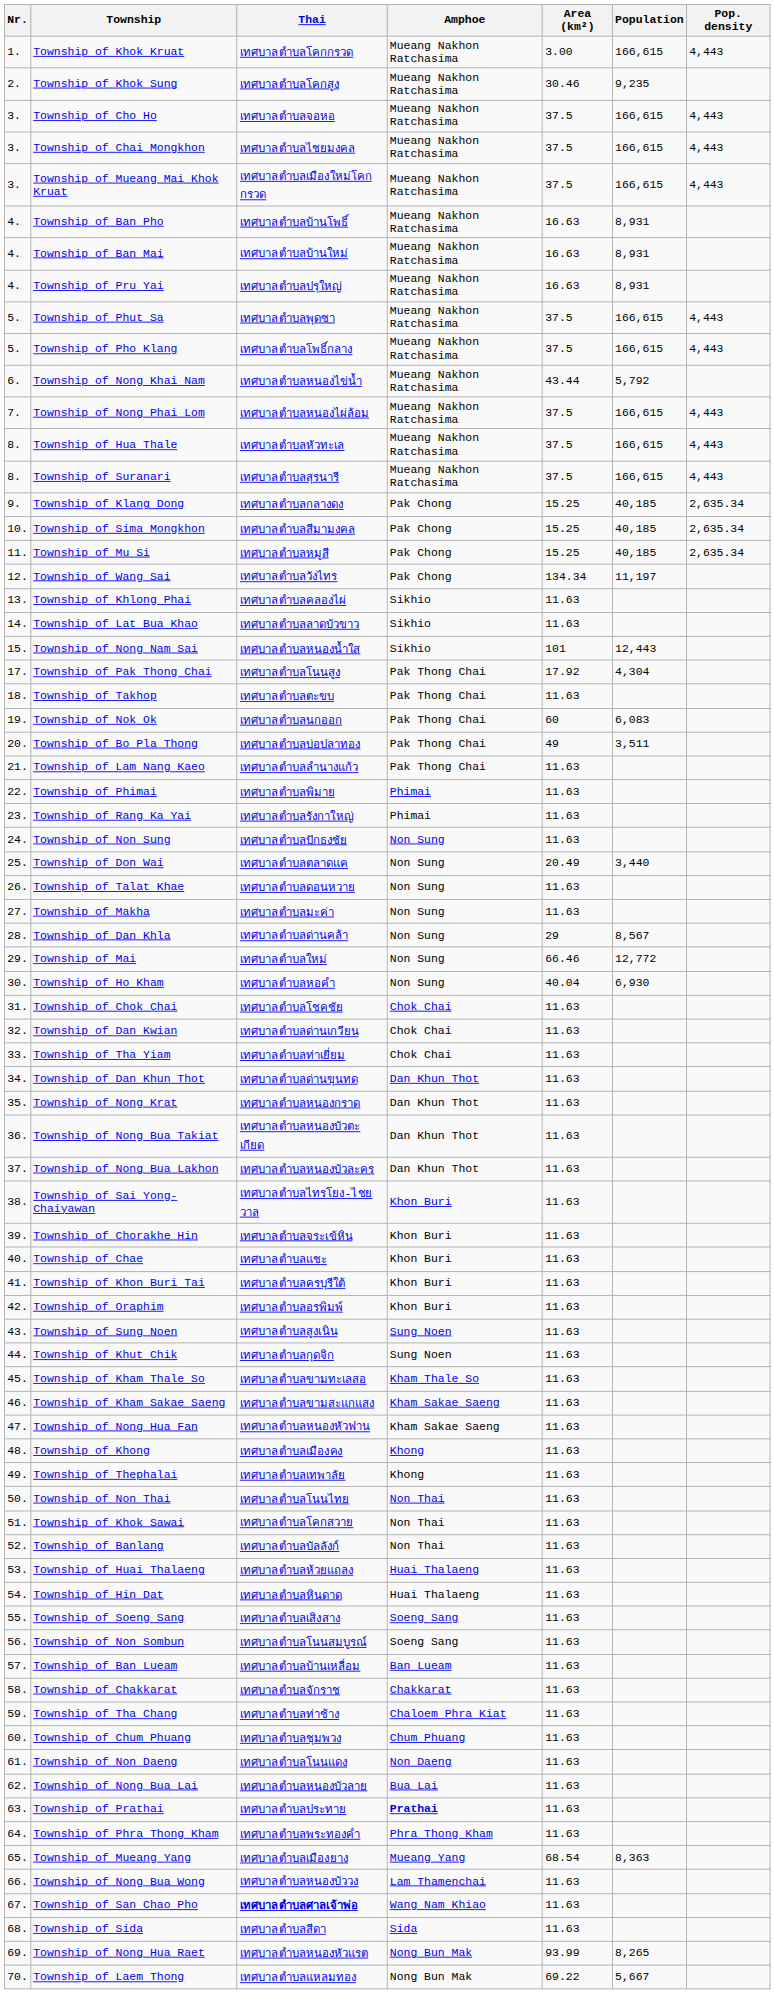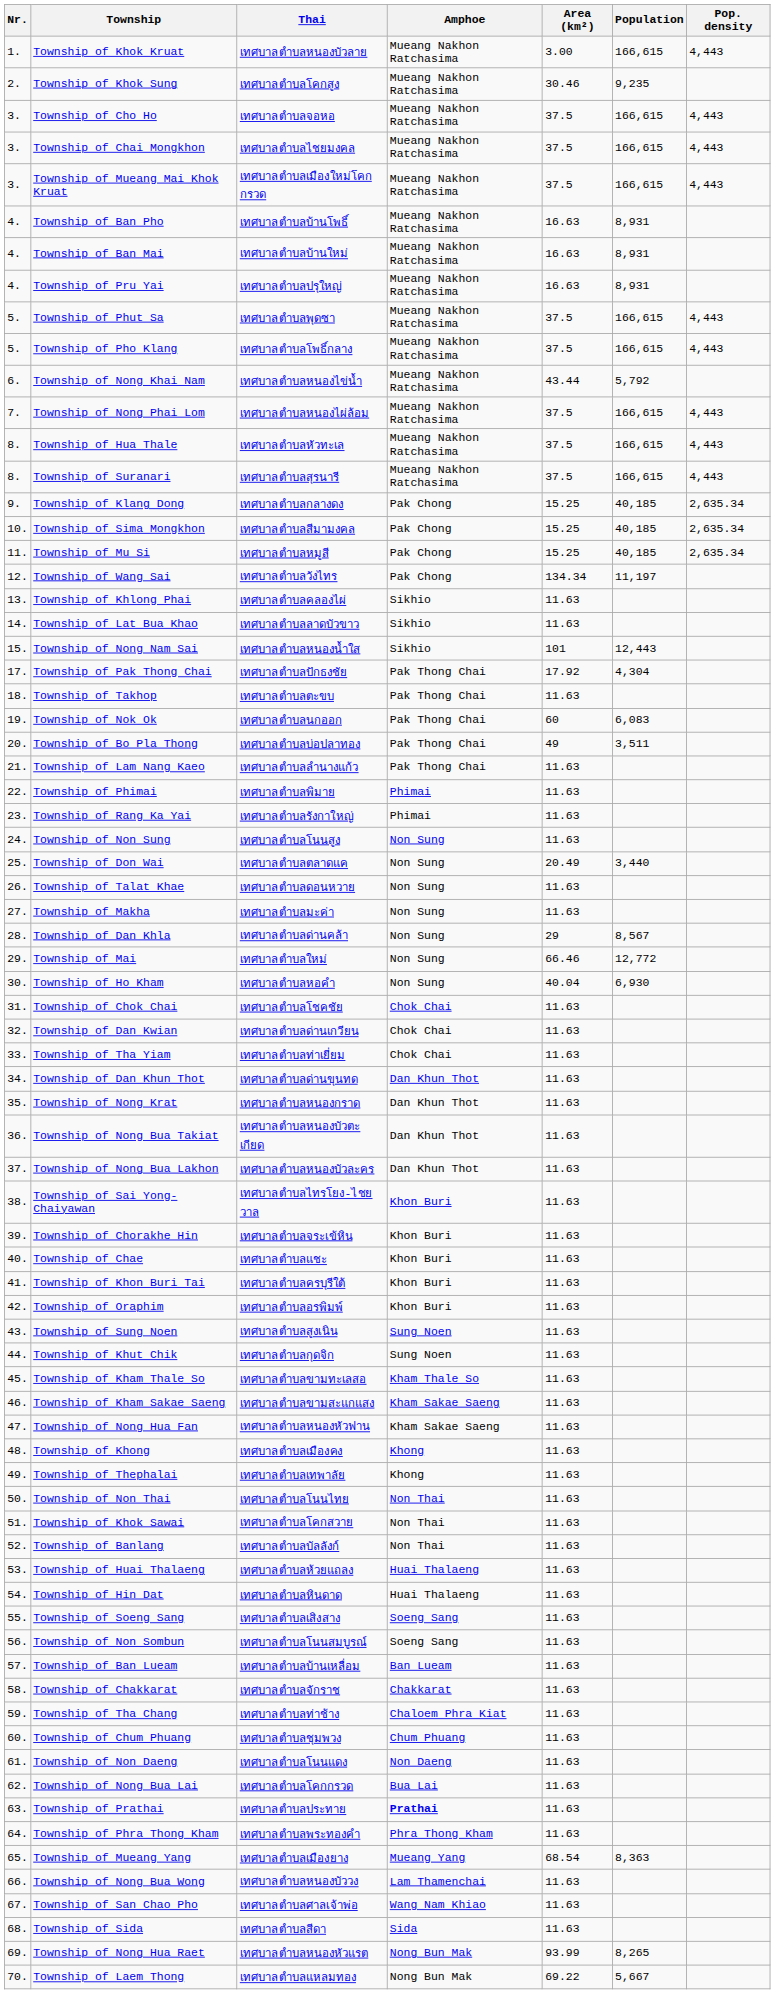(297, 53) เทศบาลตำบลโคกกรวด -> (304, 53) เทศบาลตำบลหนองบัวลาย
(290, 673) เทศบาลตำบลโนนสูง -> (293, 673) เทศบาลตำบลปักธงชัย
(293, 840) เทศบาลตำบลปักธงชัย -> (290, 840) เทศบาลตำบลโนนสูง
(304, 1787) เทศบาลตำบลหนองบัวลาย -> (297, 1787) เทศบาลตำบลโคกกรวด
(299, 1906) bold -> (299, 1906) normal
